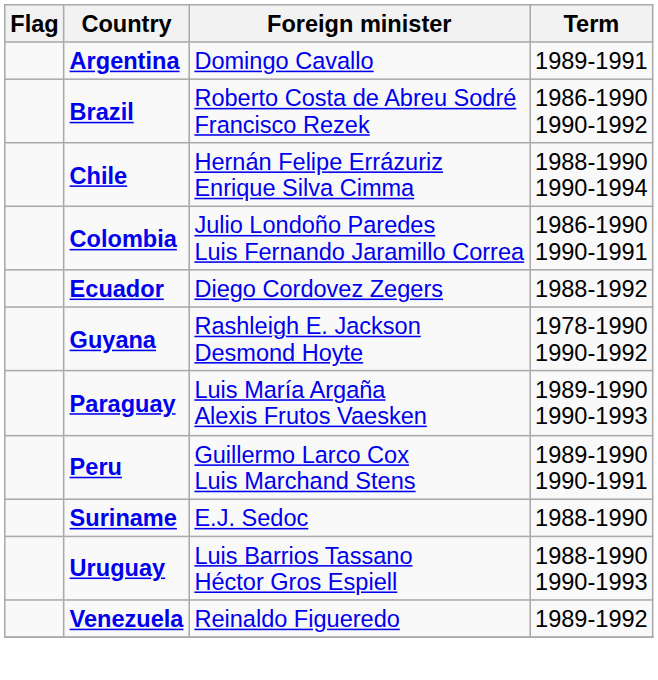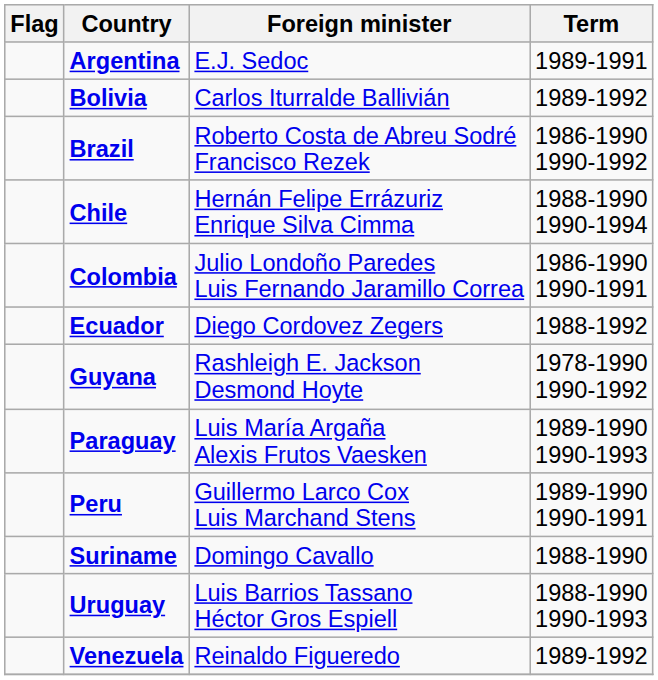(284, 61) Domingo Cavallo -> (251, 61) E.J. Sedoc
+ row: (108, 98)
(251, 517) E.J. Sedoc -> (284, 555) Domingo Cavallo
